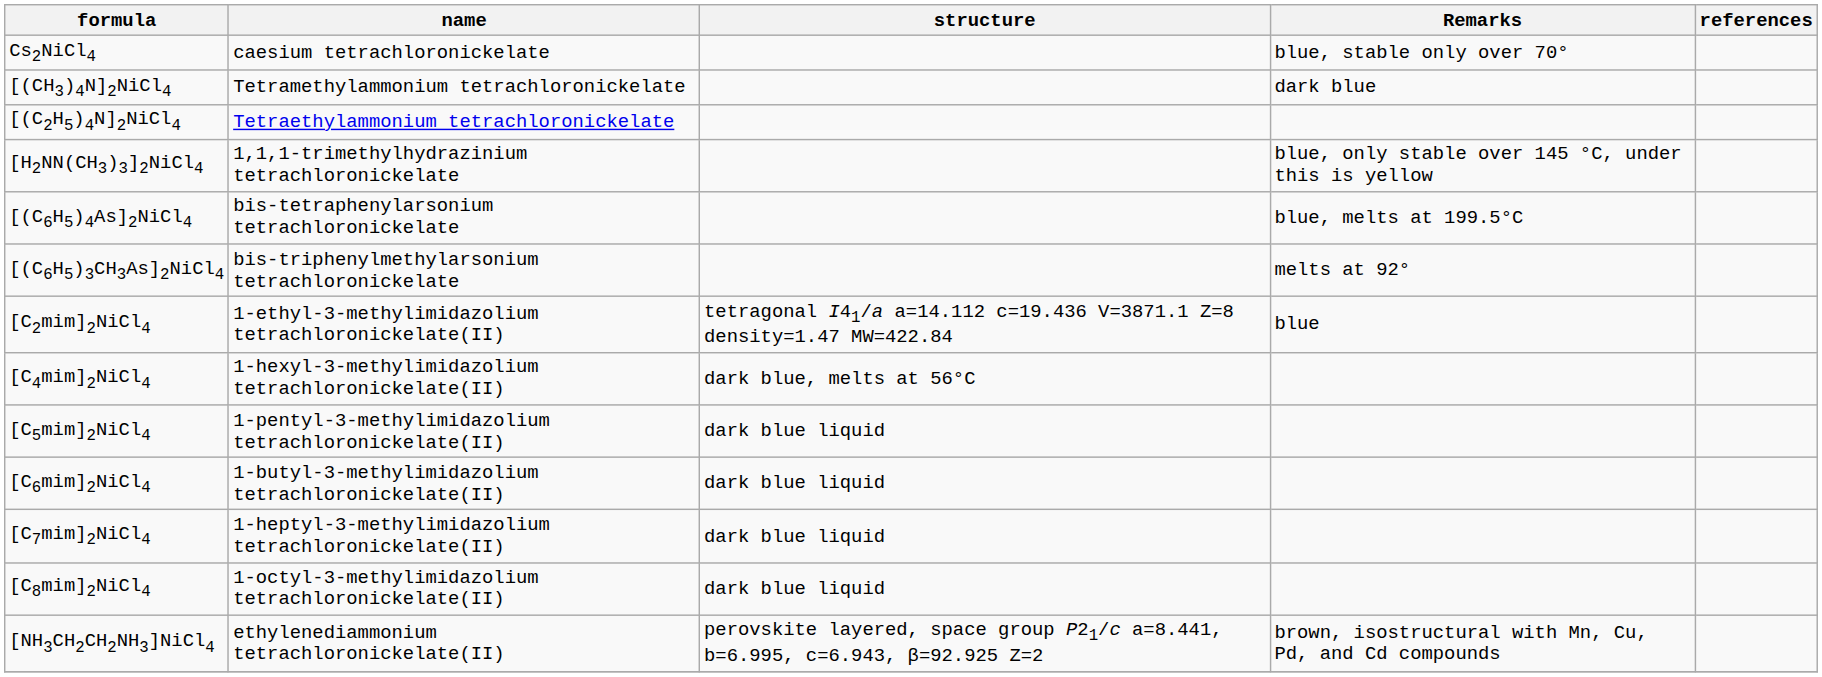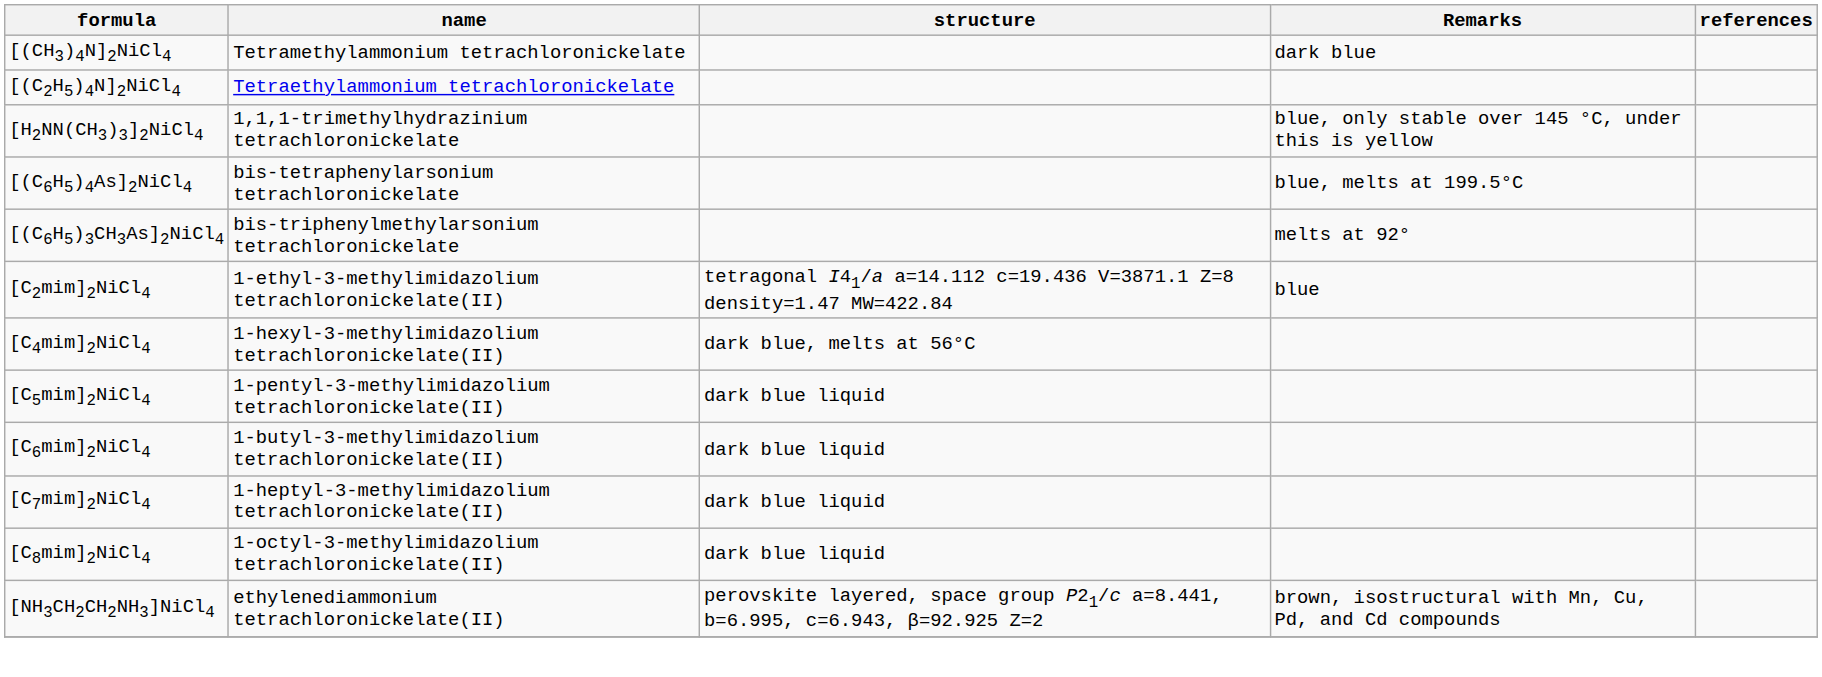- row: (53, 53)
